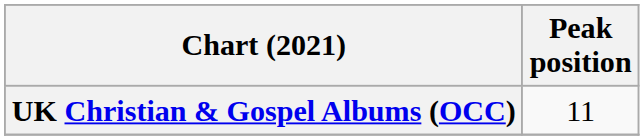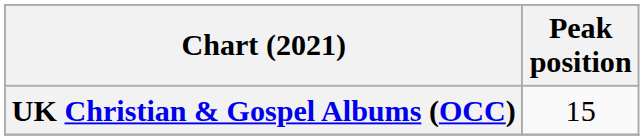(581, 109) 11 -> (581, 109) 15
